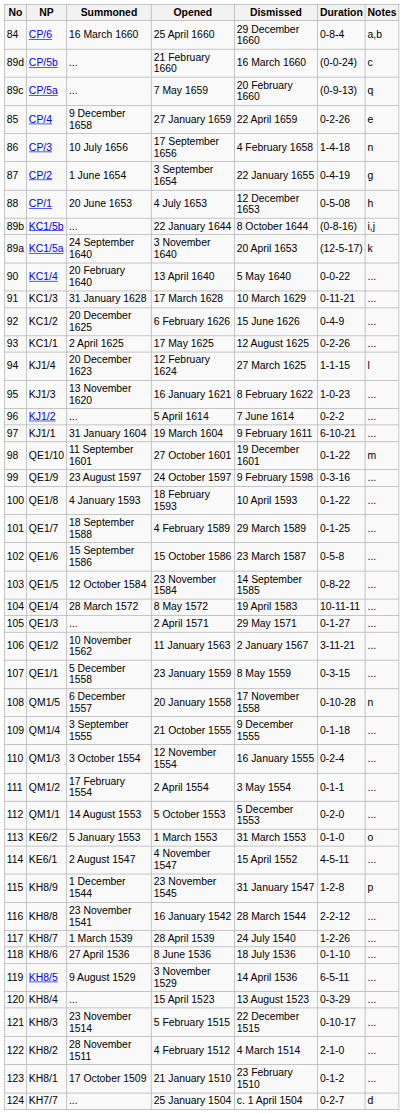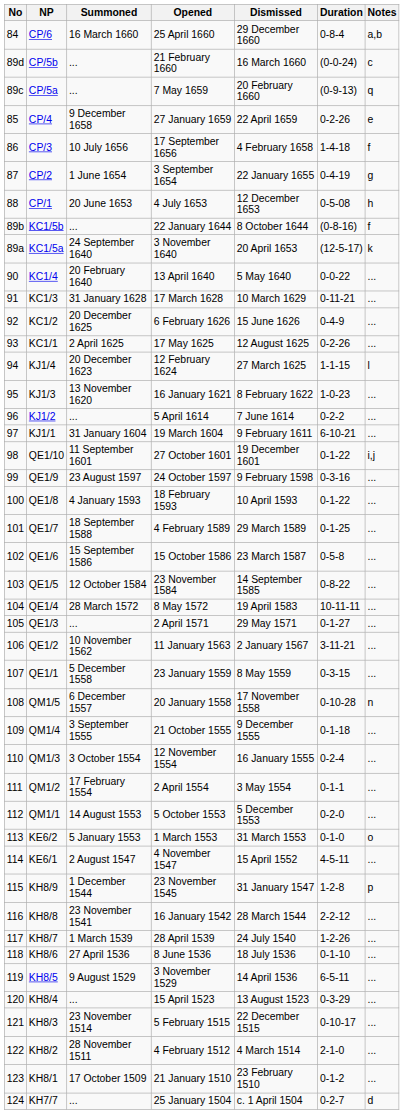(370, 147) n -> (369, 147) f
(371, 226) i,j -> (369, 226) f
(372, 455) m -> (371, 455) i,j
